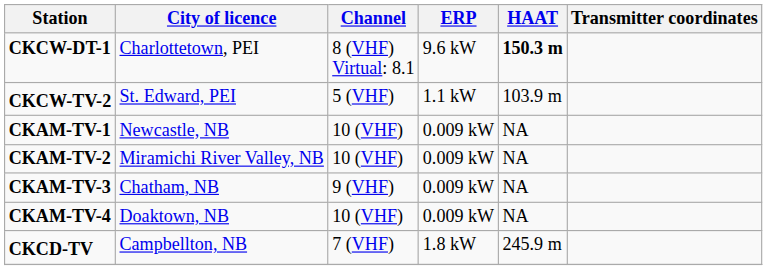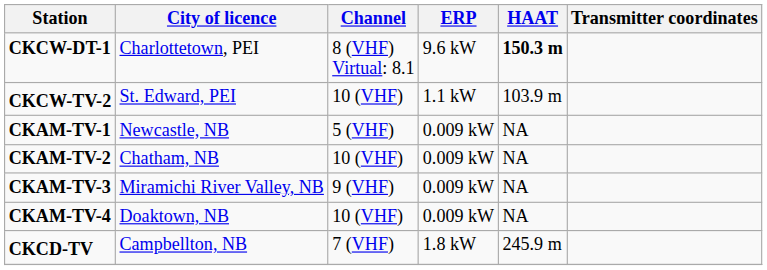(363, 96) 5 (VHF) -> (368, 96) 10 (VHF)
(368, 130) 10 (VHF) -> (363, 130) 5 (VHF)
(222, 158) Miramichi River Valley, NB -> (169, 158) Chatham, NB
(169, 187) Chatham, NB -> (222, 187) Miramichi River Valley, NB
